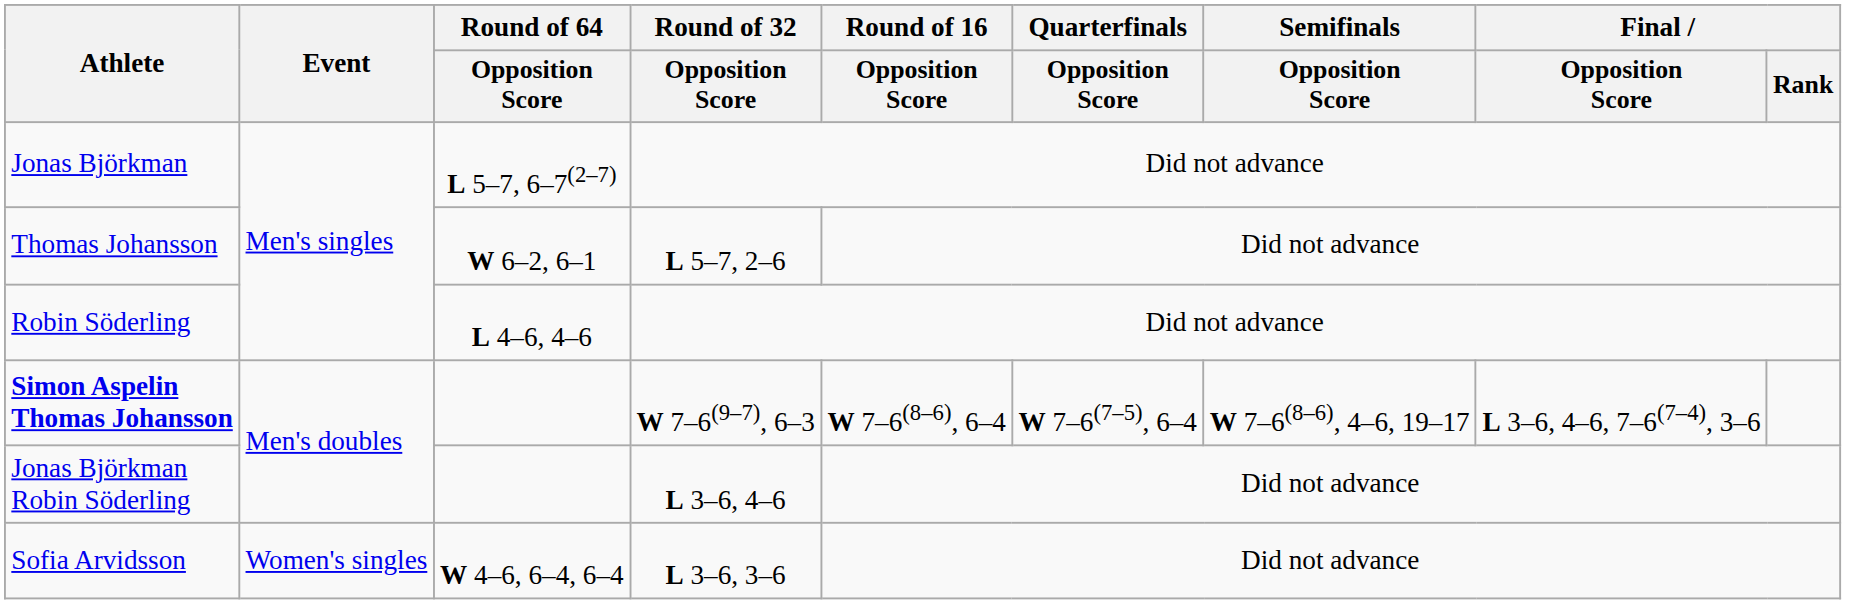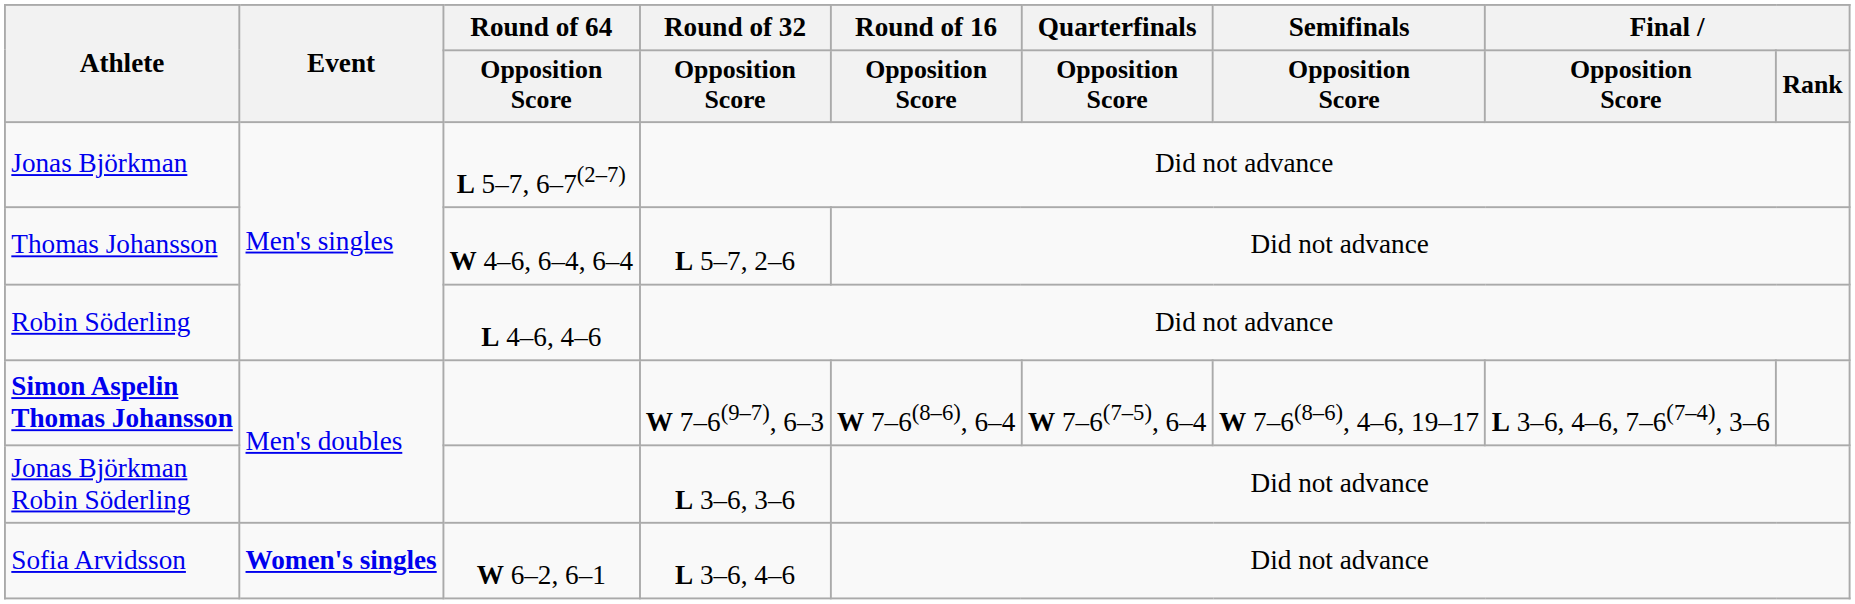(532, 261) W 6–2, 6–1 -> (541, 261) W 4–6, 6–4, 6–4
(726, 499) L 3–6, 4–6 -> (735, 499) L 3–6, 3–6
(336, 560) normal -> (341, 560) bold
(532, 576) W 4–6, 6–4, 6–4 -> (541, 576) W 6–2, 6–1
(726, 576) L 3–6, 3–6 -> (735, 576) L 3–6, 4–6
